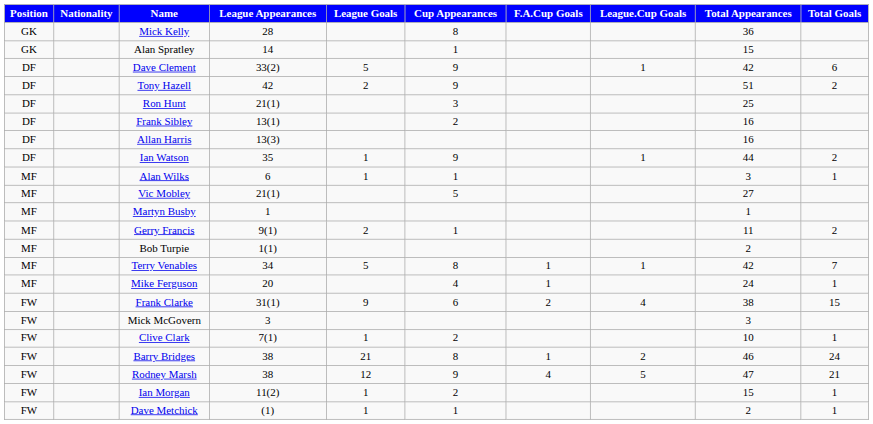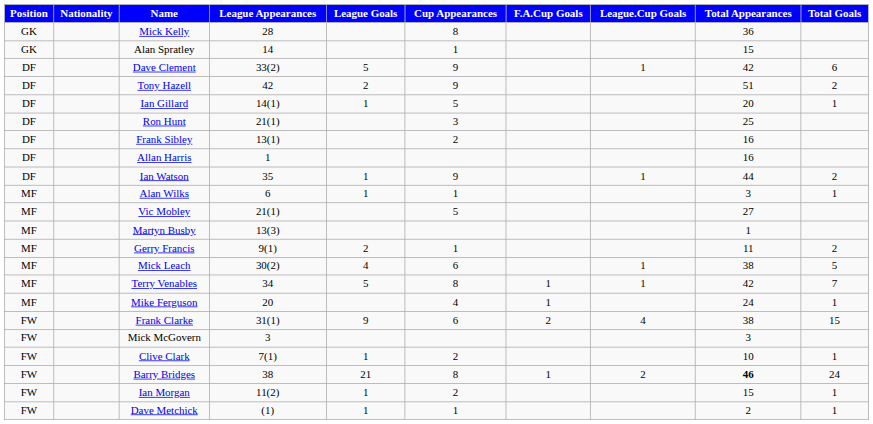+ row: (164, 104)
(268, 140) 13(3) -> (268, 158) 1
(268, 212) 1 -> (268, 230) 13(3)
+ row: (164, 266)
- row: (164, 248)
(748, 356) normal -> (748, 374) bold
- row: (164, 374)
